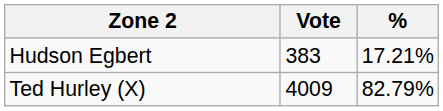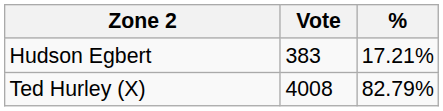(309, 88) 4009 -> (309, 88) 4008
